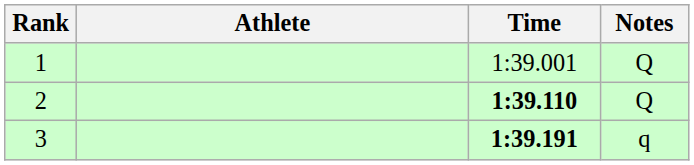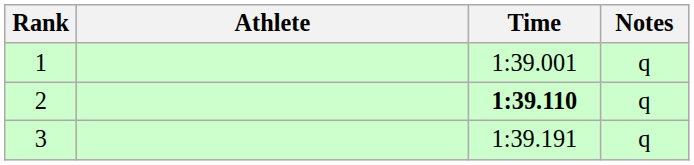(644, 62) Q -> (644, 62) q
(644, 100) Q -> (644, 100) q
(534, 139) bold -> (534, 139) normal
